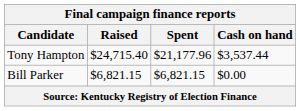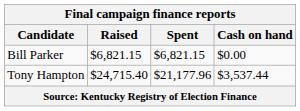rows swapped: (46, 55) <-> (35, 75)
